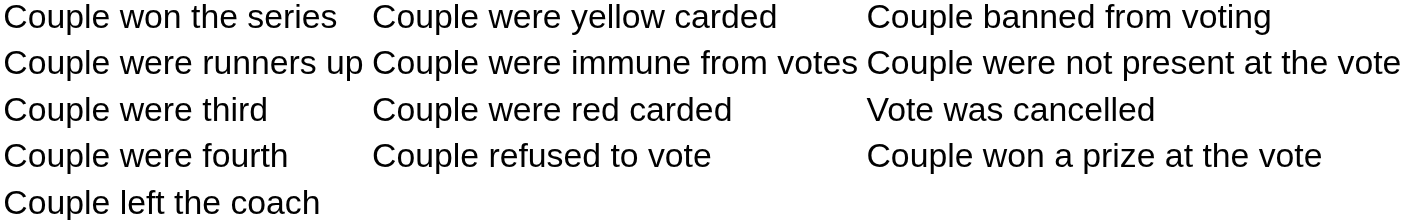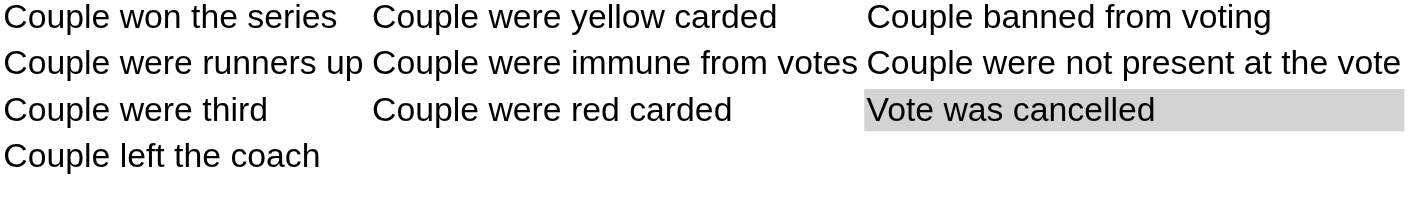(1011, 109) no background -> (1011, 109) lightgrey background
- row: (146, 156)
